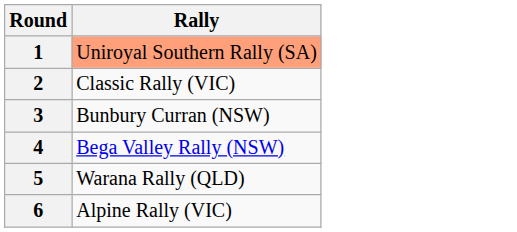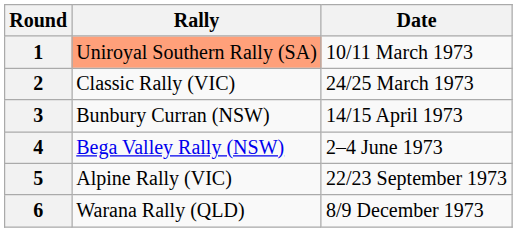+ column: (417, 20)
(160, 178) Warana Rally (QLD) -> (154, 178) Alpine Rally (VIC)
(154, 210) Alpine Rally (VIC) -> (160, 210) Warana Rally (QLD)
